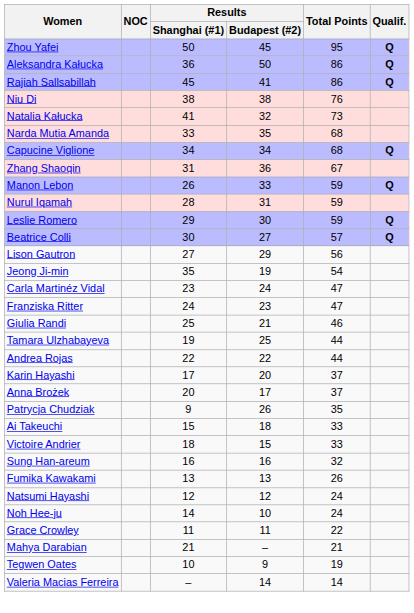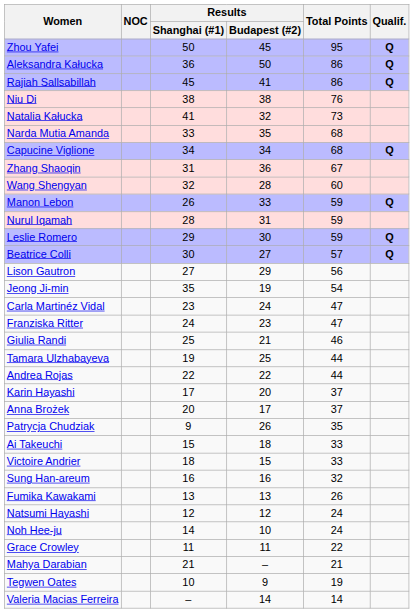+ row: (47, 185)
